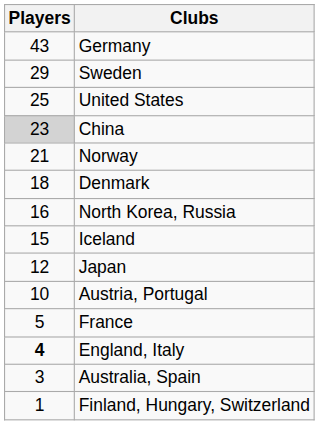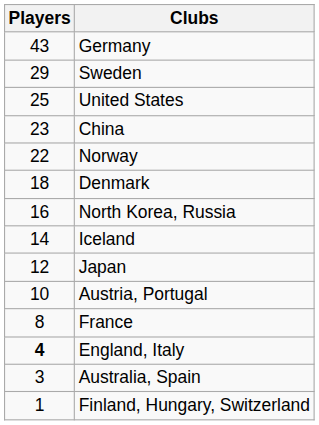(40, 128) lightgrey background -> (40, 128) no background
(40, 156) 21 -> (40, 156) 22
(40, 239) 15 -> (40, 239) 14
(40, 322) 5 -> (40, 322) 8
